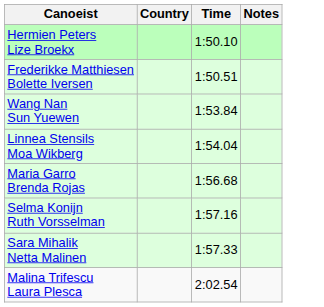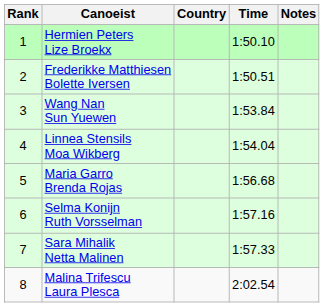+ column: (23, 14)
